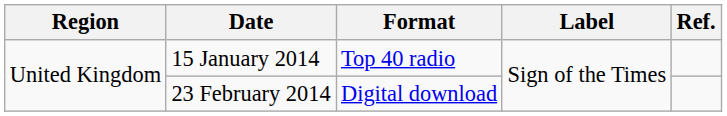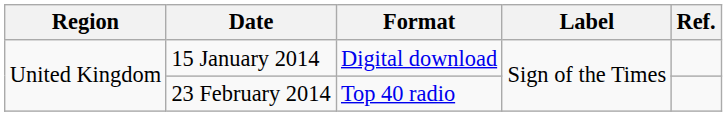(398, 57) Top 40 radio -> (419, 57) Digital download
(419, 93) Digital download -> (398, 93) Top 40 radio
